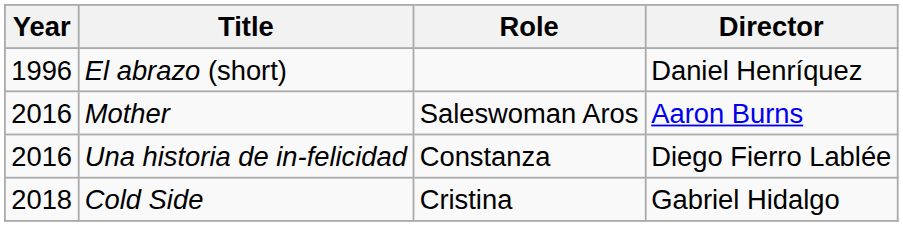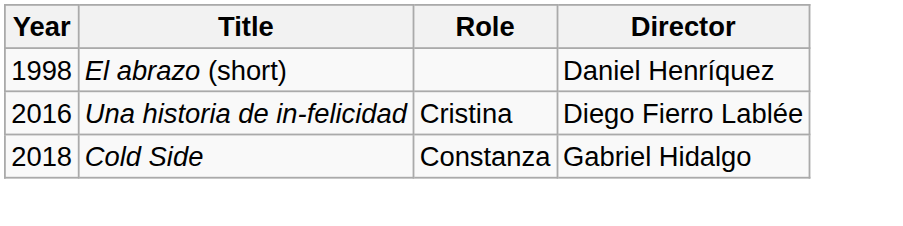(42, 70) 1996 -> (42, 70) 1998
- row: (127, 113)
(485, 157) Constanza -> (466, 113) Cristina
(466, 200) Cristina -> (485, 157) Constanza
